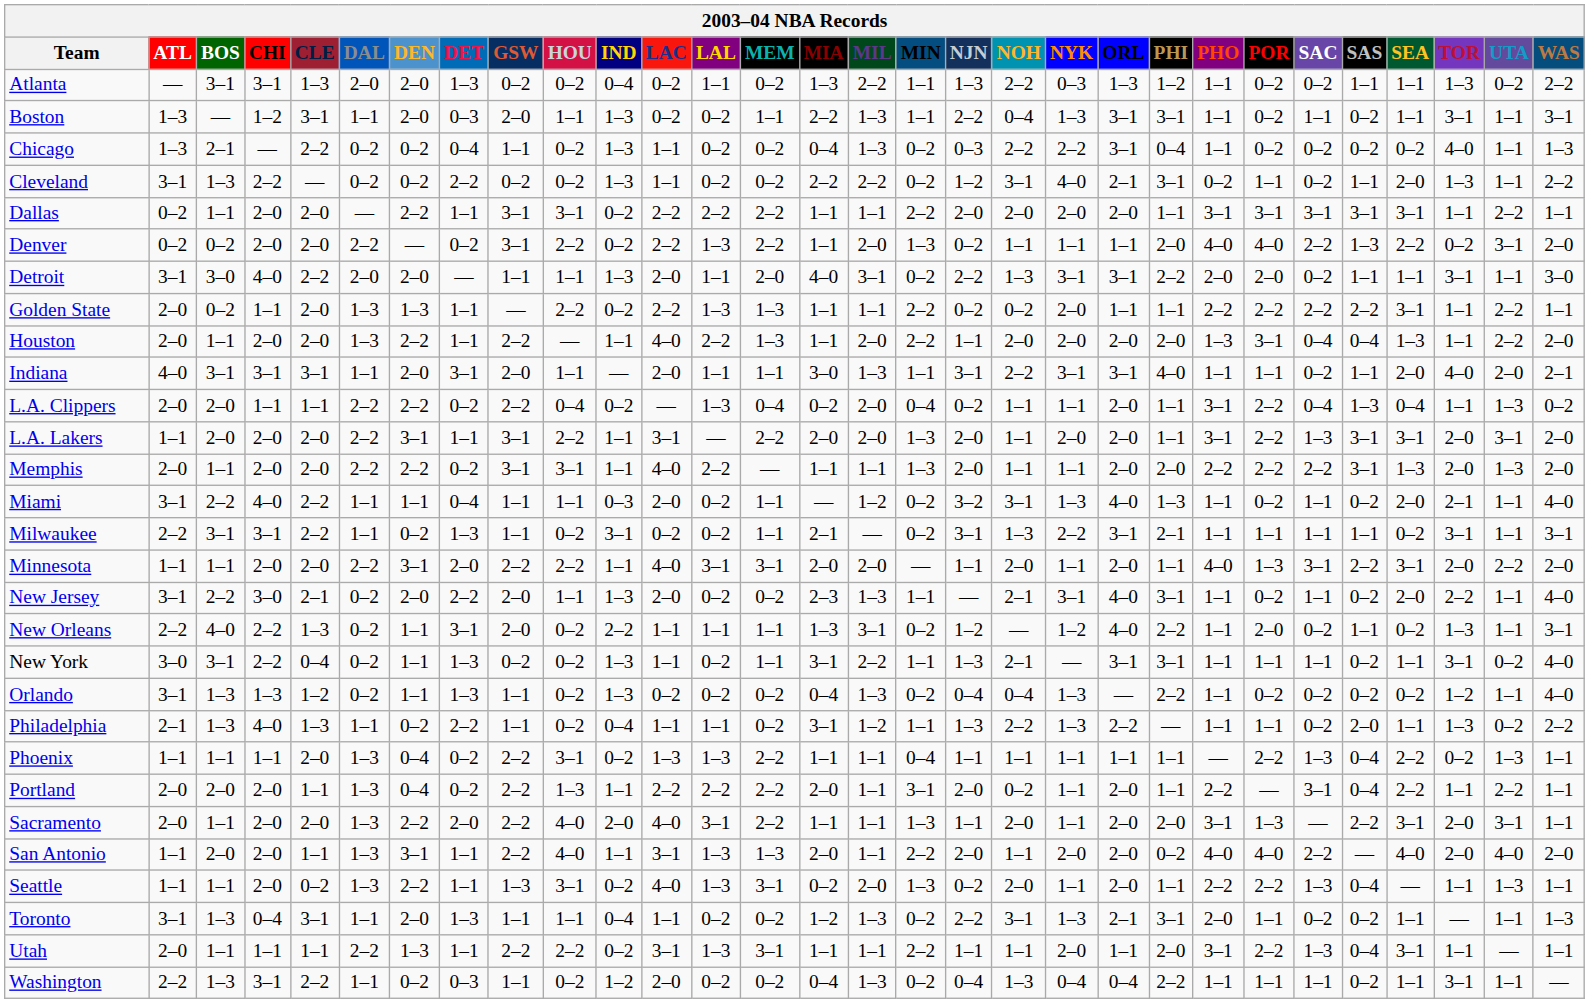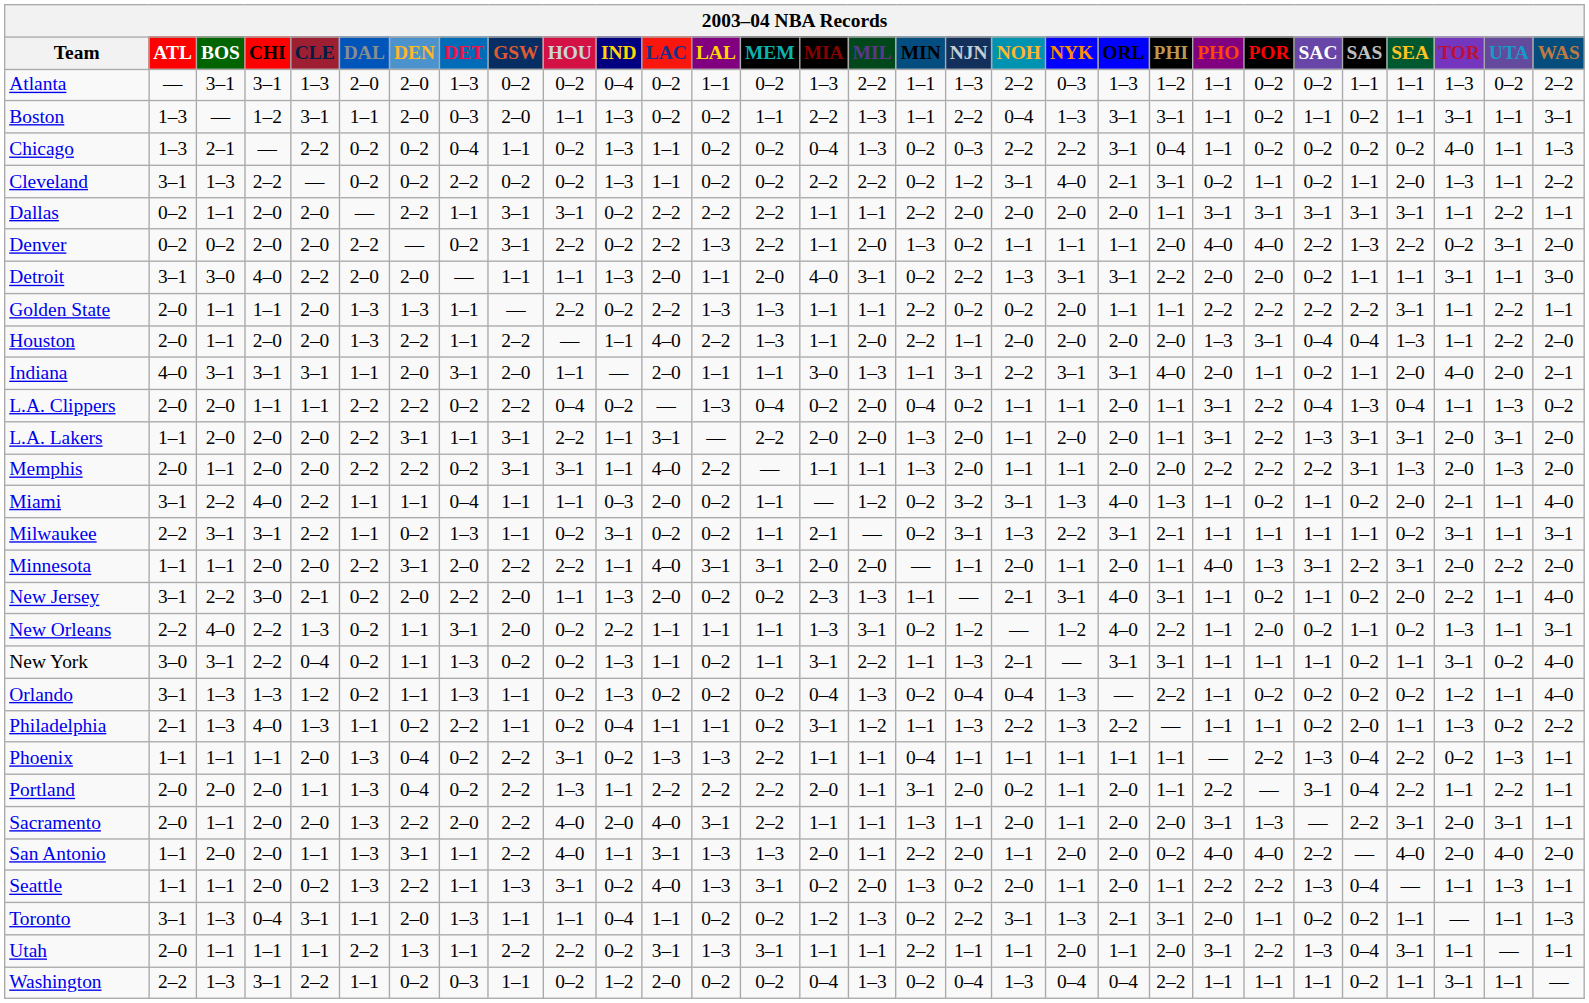(220, 309) 0–2 -> (220, 309) 1–1
(1218, 373) 1–1 -> (1218, 373) 2–0
